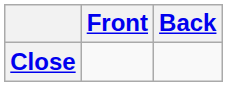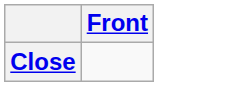- column: (188, 23)
